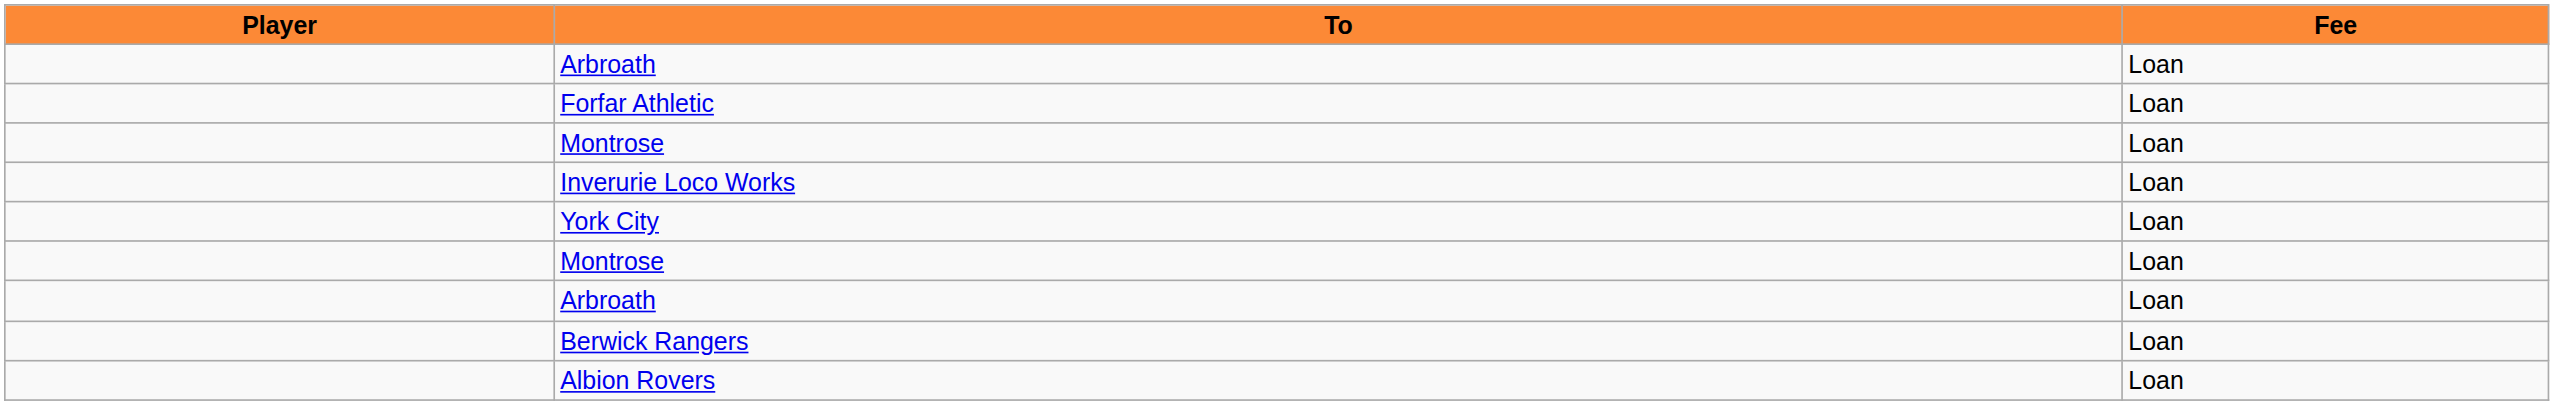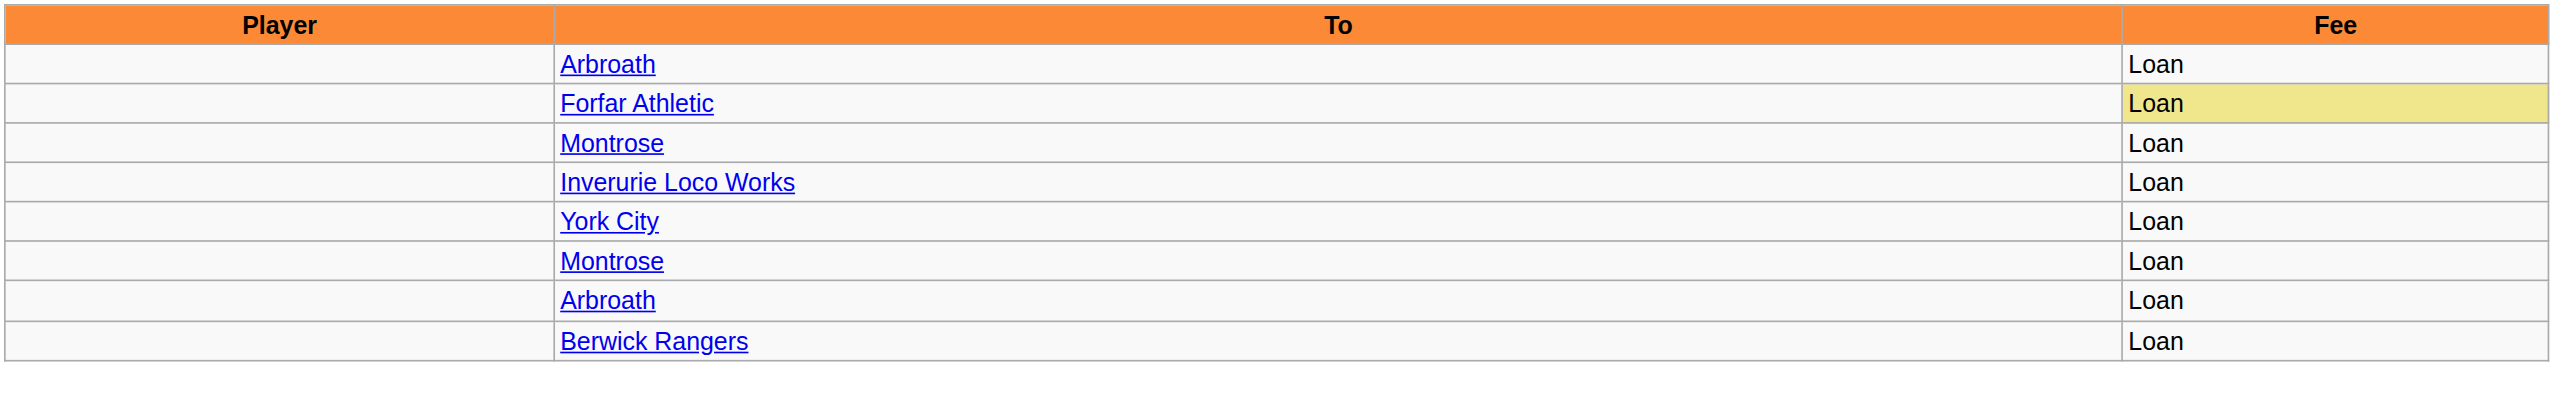(2156, 104) no background -> (2156, 104) khaki background
- row: (280, 380)
